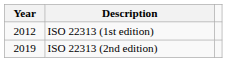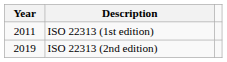(25, 31) 2012 -> (25, 31) 2011
